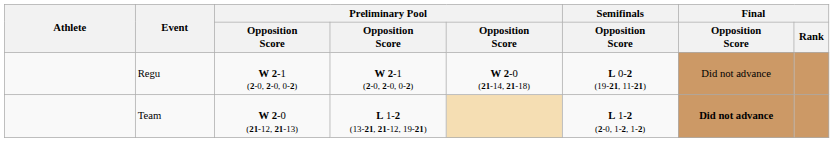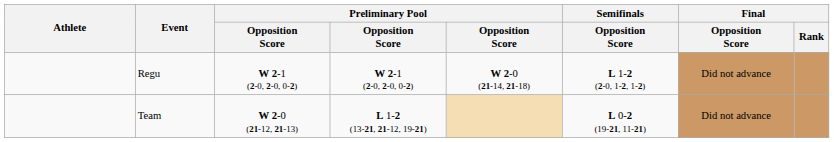(620, 80) L 0-2 (19-21, 11-21) -> (620, 80) L 1-2 (2-0, 1-2, 1-2)
(620, 123) L 1-2 (2-0, 1-2, 1-2) -> (620, 123) L 0-2 (19-21, 11-21)
(736, 116) bold -> (736, 116) normal
